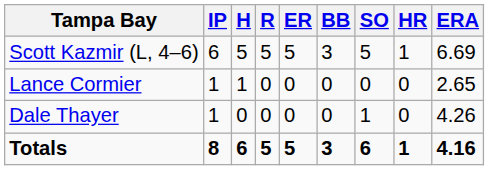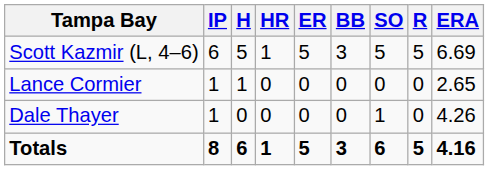columns swapped: (267, 20) <-> (413, 20)
